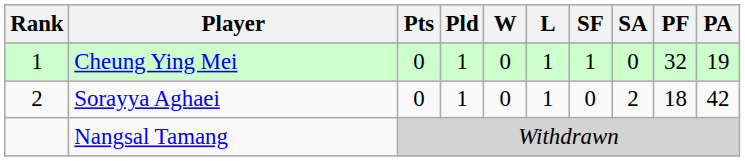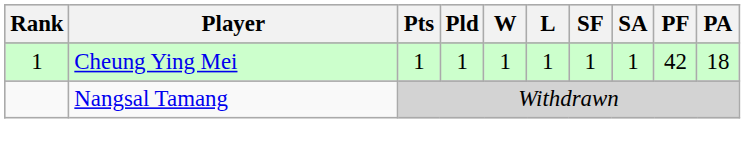(419, 61) 0 -> (419, 61) 1
(505, 61) 0 -> (505, 61) 1
(633, 61) 0 -> (633, 61) 1
(675, 61) 32 -> (675, 61) 42
(718, 61) 19 -> (718, 61) 18
- row: (147, 99)
